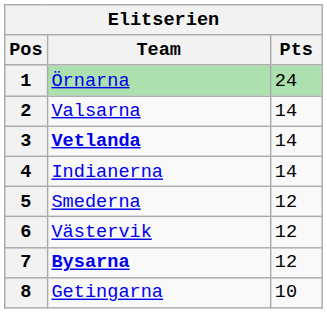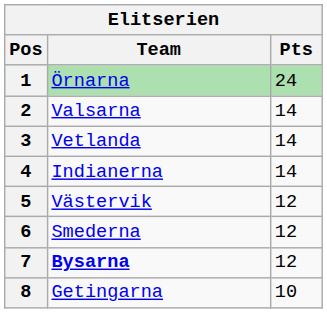(96, 141) bold -> (96, 141) normal
(96, 202) Smederna -> (102, 202) Västervik
(102, 232) Västervik -> (96, 232) Smederna
